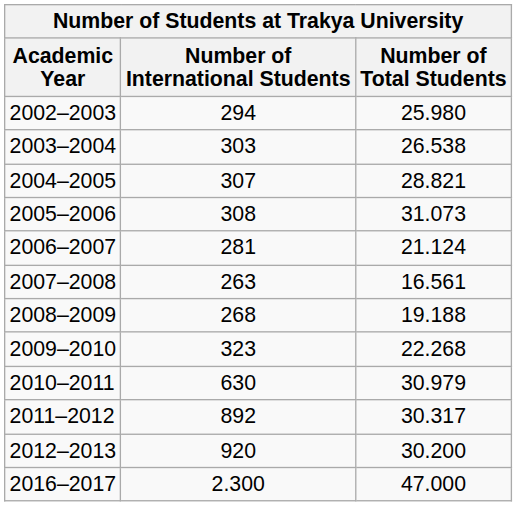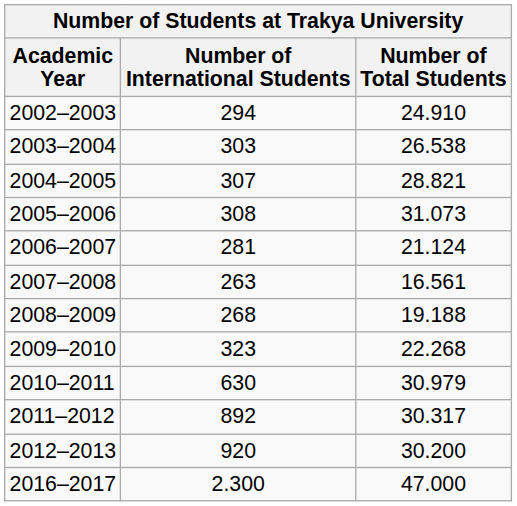(433, 112) 25.980 -> (433, 112) 24.910
